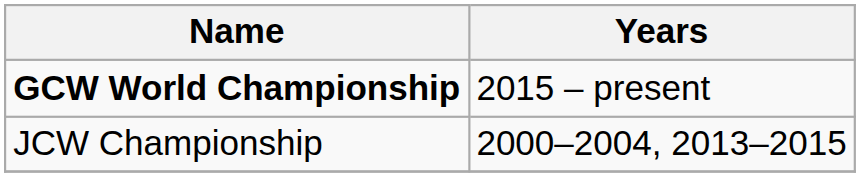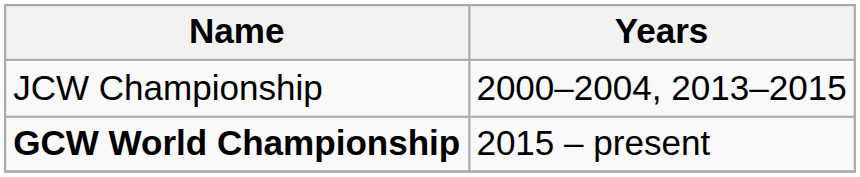rows swapped: (168, 143) <-> (237, 87)
